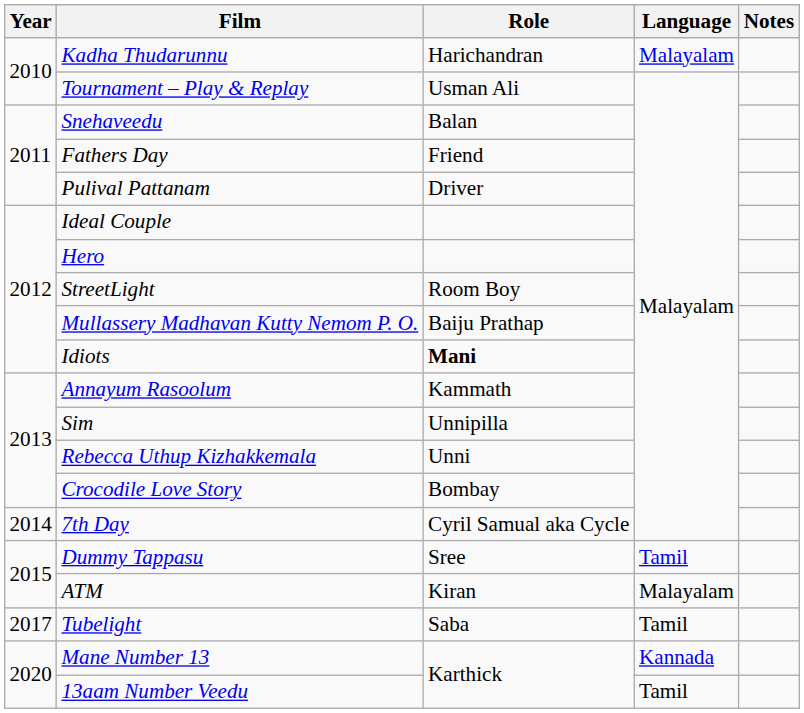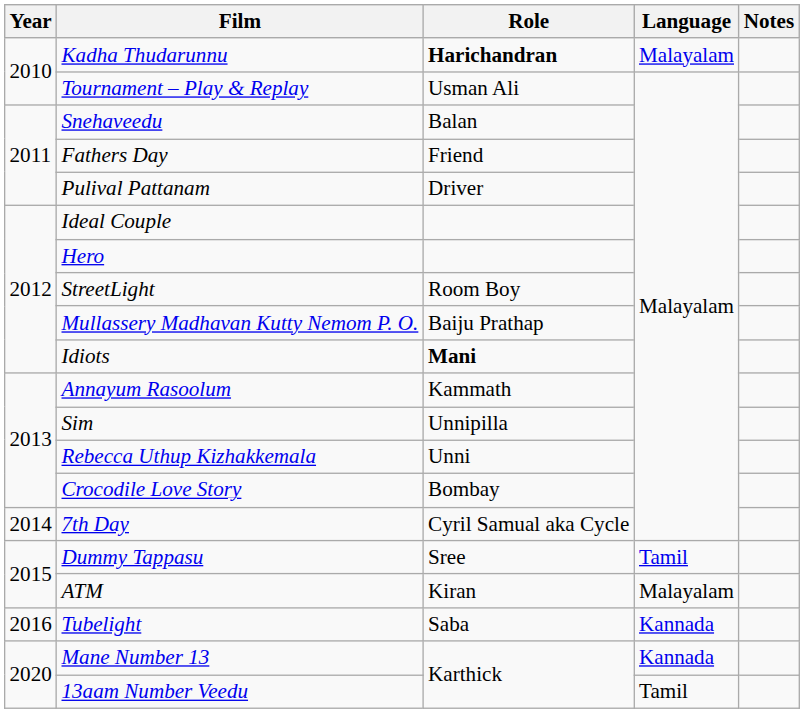(486, 54) normal -> (493, 54) bold
(31, 624) 2017 -> (31, 624) 2016
(663, 624) Tamil -> (677, 624) Kannada
